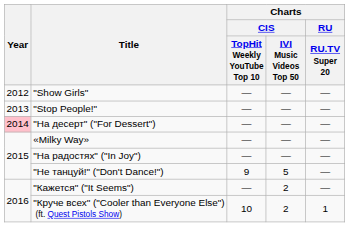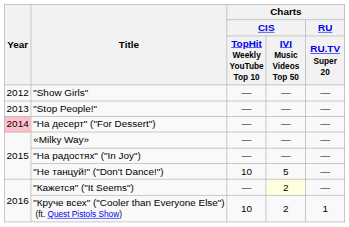(247, 171) 9 -> (247, 171) 10
(286, 187) no background -> (286, 187) lightyellow background
